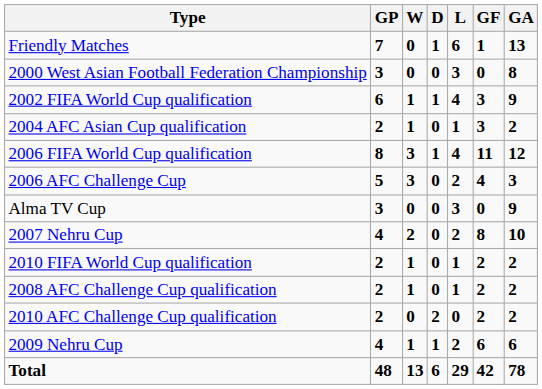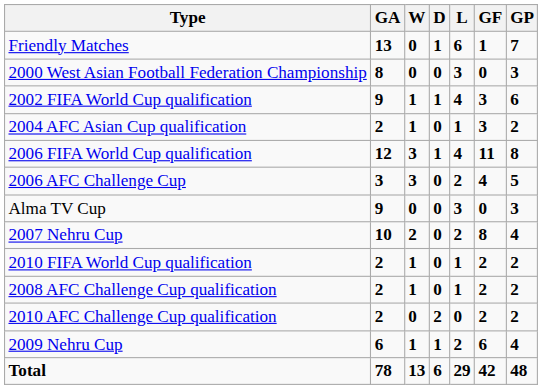columns swapped: (387, 18) <-> (521, 18)
